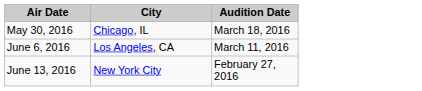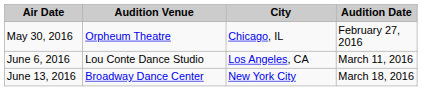+ column: (154, 13)
(252, 30) March 18, 2016 -> (369, 36) February 27, 2016
(245, 71) February 27, 2016 -> (376, 77) March 18, 2016
